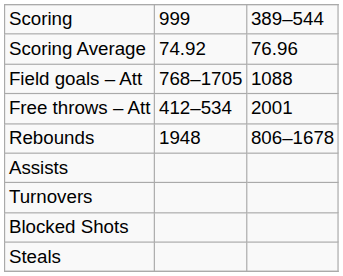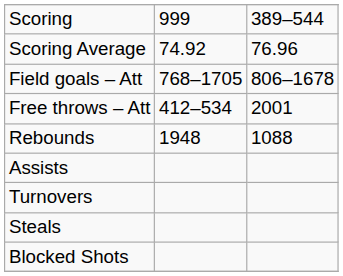(272, 78) 1088 -> (293, 78) 806–1678
(293, 138) 806–1678 -> (272, 138) 1088
rows swapped: (35, 256) <-> (69, 227)
